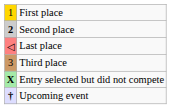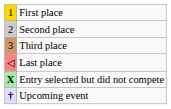(11, 29) bold -> (11, 29) normal
rows swapped: (43, 62) <-> (41, 46)
